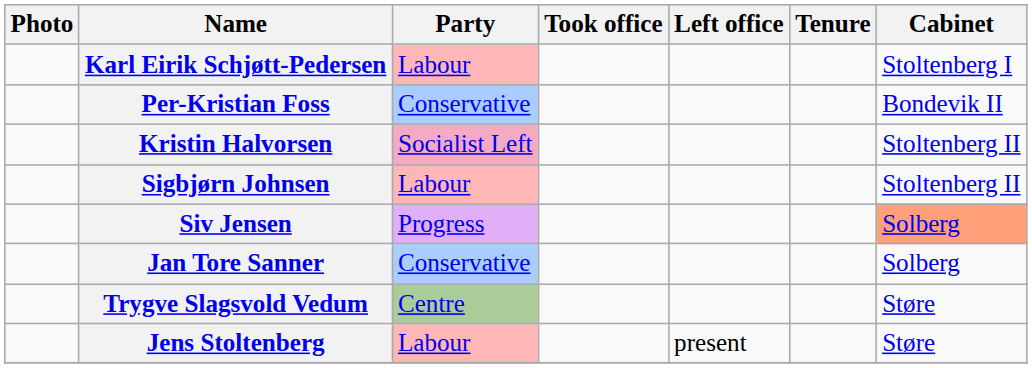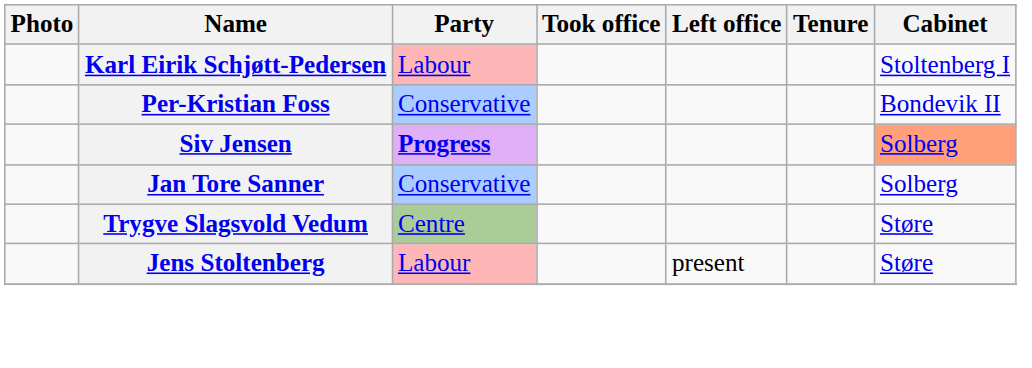- row: (236, 143)
- row: (236, 183)
(441, 223) normal -> (444, 143) bold
